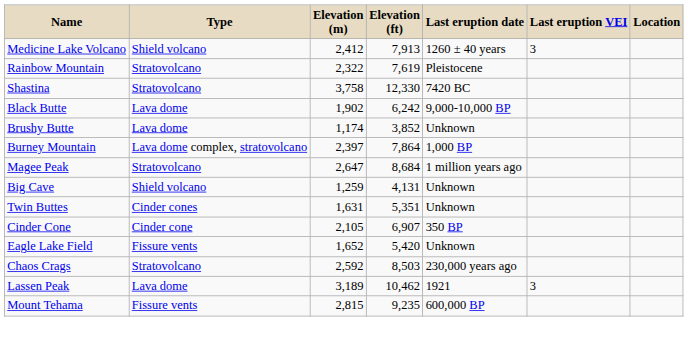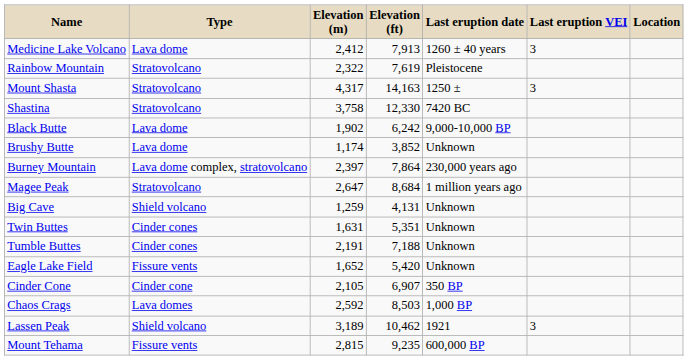(169, 48) Shield volcano -> (160, 48) Lava dome
+ row: (42, 88)
(449, 147) 1,000 BP -> (471, 167) 230,000 years ago
+ row: (44, 246)
rows swapped: (50, 246) <-> (39, 226)
(166, 266) Stratovolcano -> (162, 306) Lava domes
(471, 266) 230,000 years ago -> (449, 306) 1,000 BP
(160, 286) Lava dome -> (169, 325) Shield volcano
